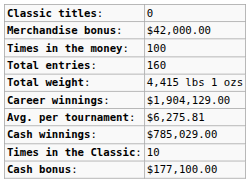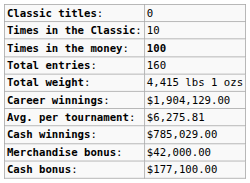rows swapped: (74, 152) <-> (65, 30)
(156, 48) normal -> (156, 48) bold
